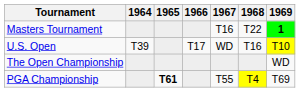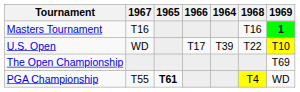columns swapped: (140, 13) <-> (224, 13)
(253, 29) T22 -> (253, 29) T16
(253, 46) T16 -> (253, 46) T22
(281, 63) WD -> (281, 63) T69
(281, 79) T69 -> (281, 79) WD
